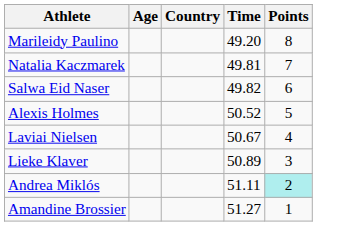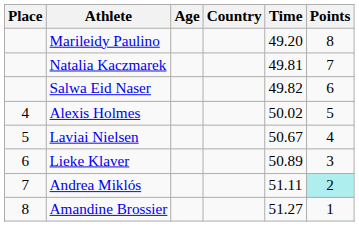+ column: (25, 16)
(244, 112) 50.52 -> (286, 112) 50.02
